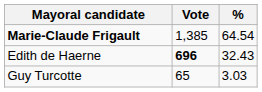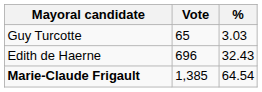rows swapped: (74, 35) <-> (44, 76)
(186, 55) bold -> (186, 55) normal
